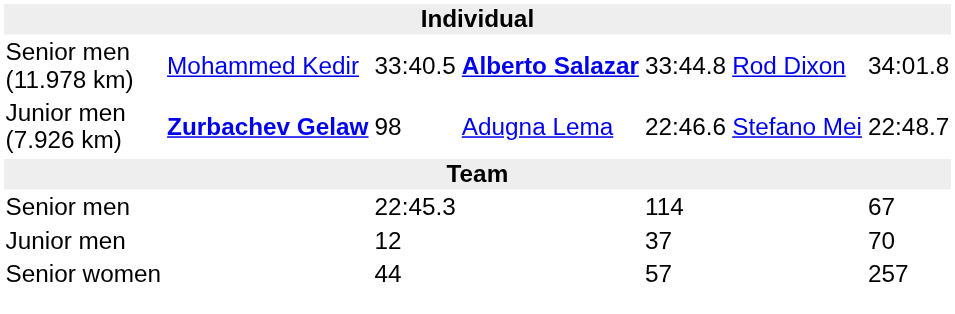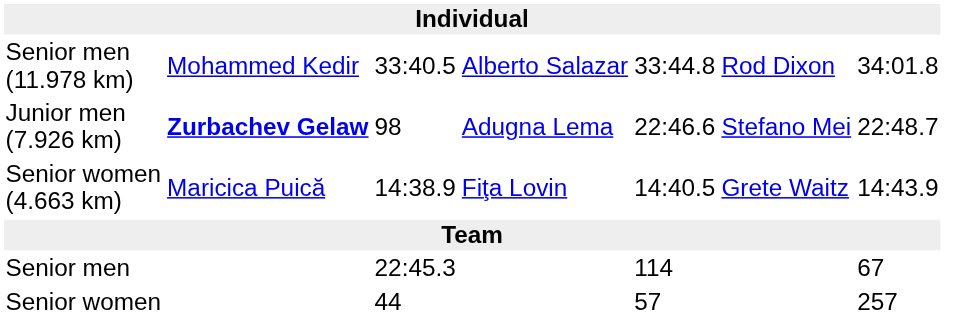(550, 66) bold -> (545, 66) normal
+ row: (83, 187)
- row: (66, 240)
